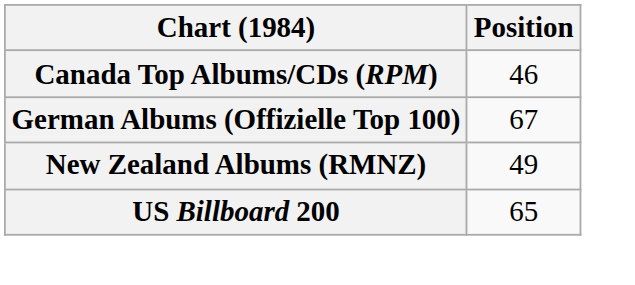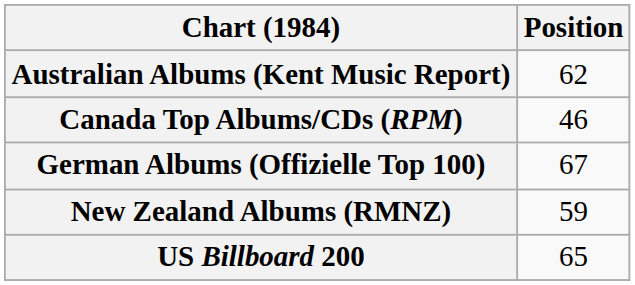+ row: (261, 73)
(524, 165) 49 -> (574, 211) 59
